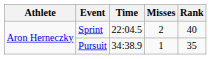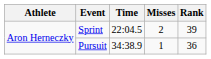(192, 29) 40 -> (192, 29) 39
(192, 46) 35 -> (192, 46) 36
